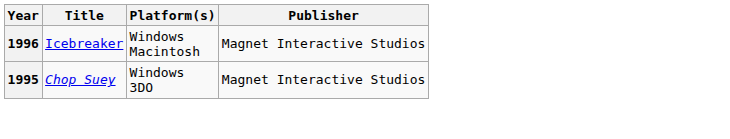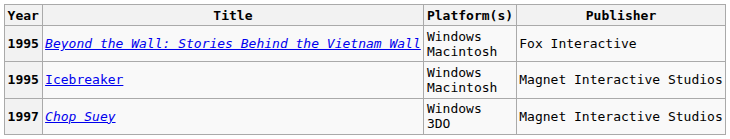+ row: (233, 44)
(23, 44) 1996 -> (23, 80) 1995
(23, 80) 1995 -> (23, 116) 1997
